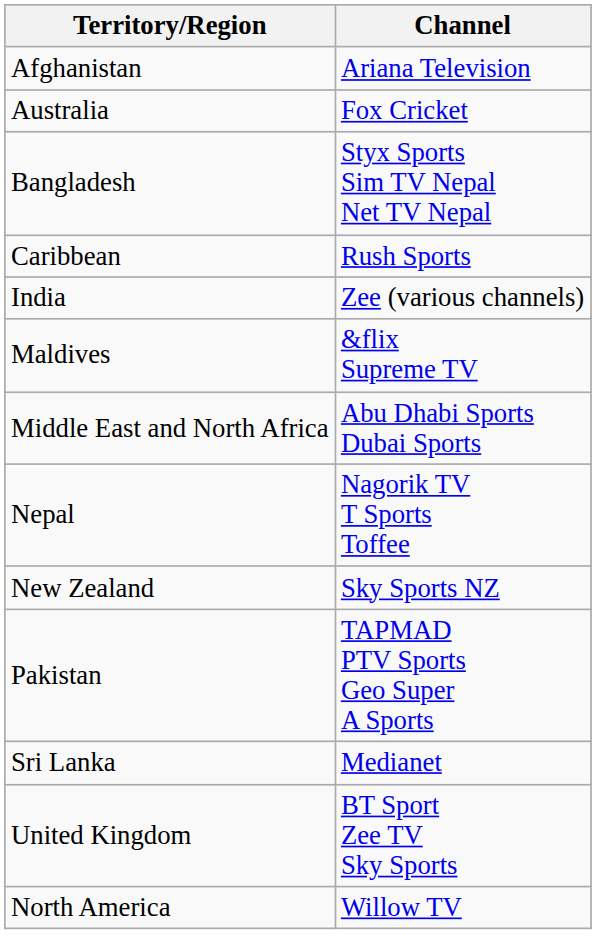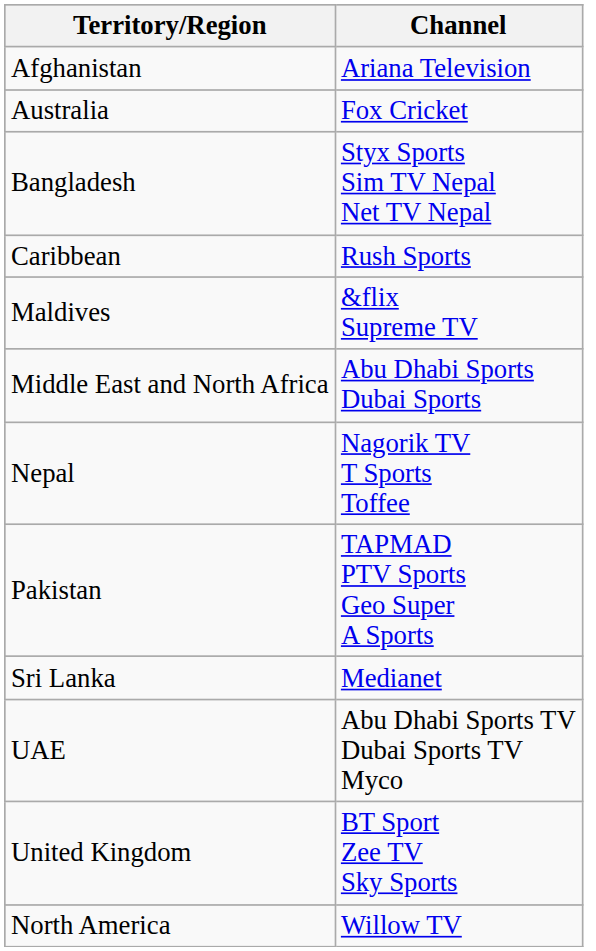- row: (38, 297)
- row: (83, 587)
+ row: (38, 750)
